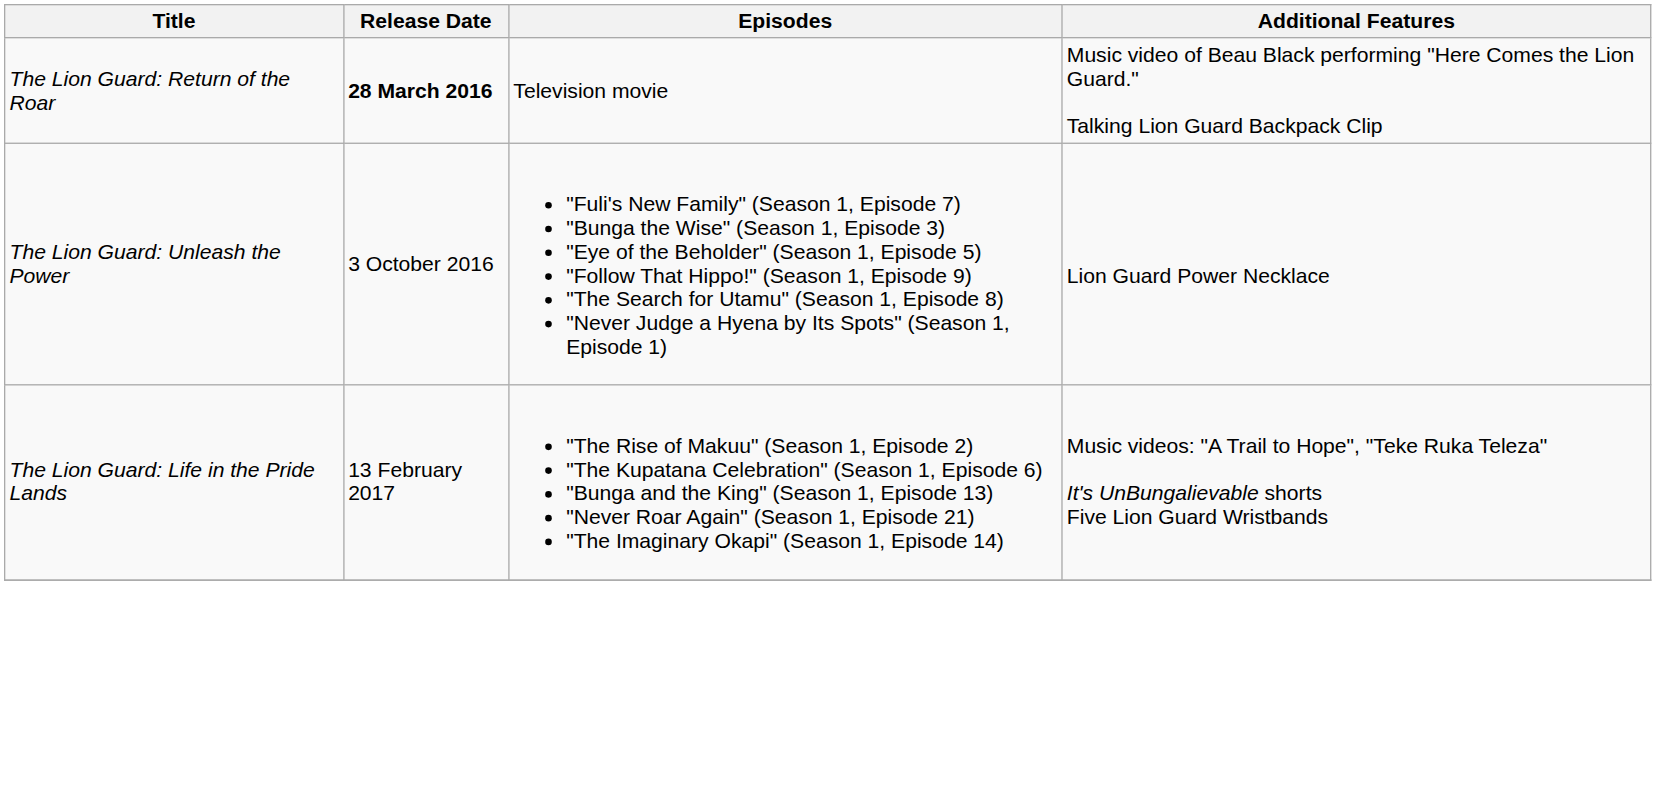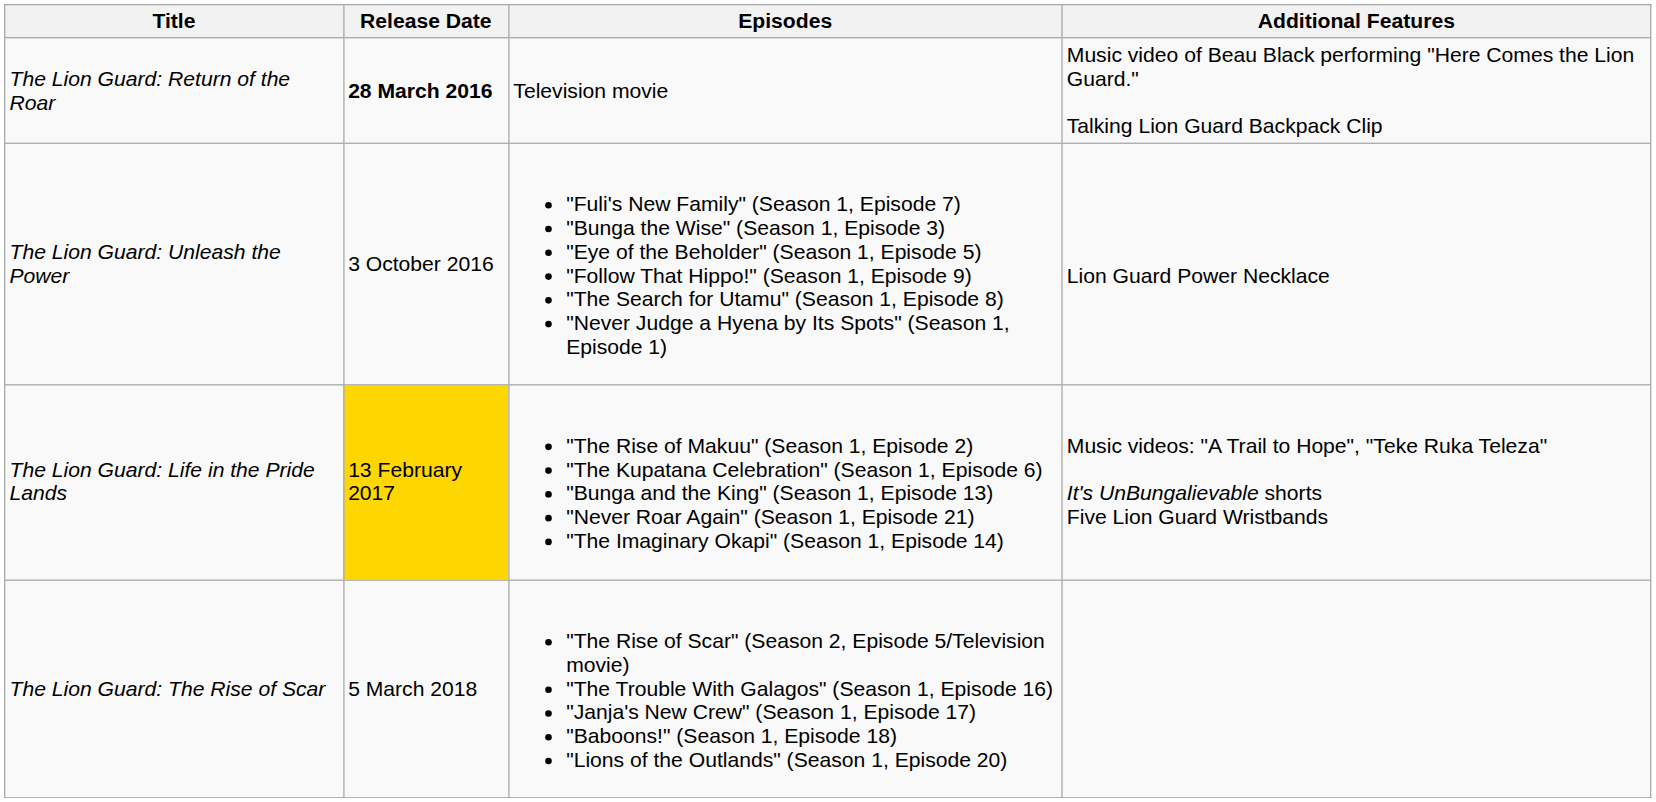(405, 482) no background -> (405, 482) gold background
+ row: (167, 688)
